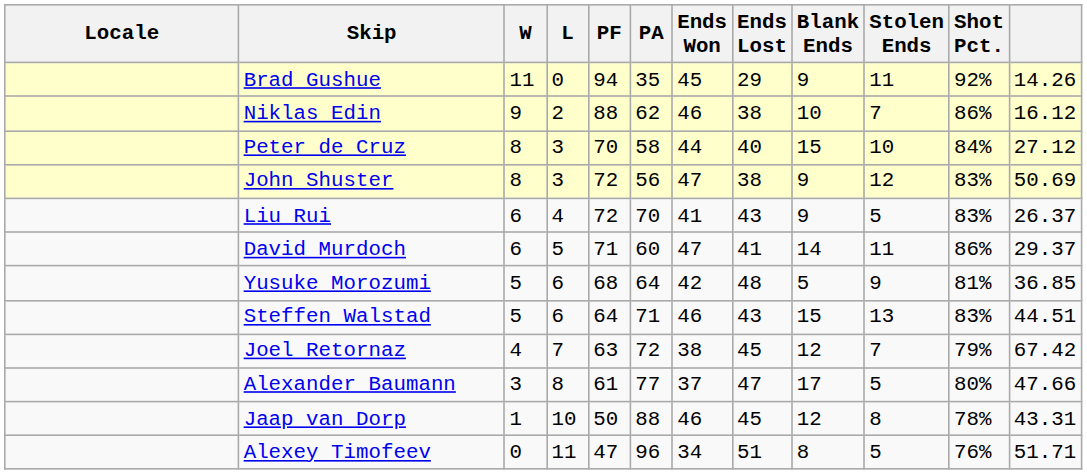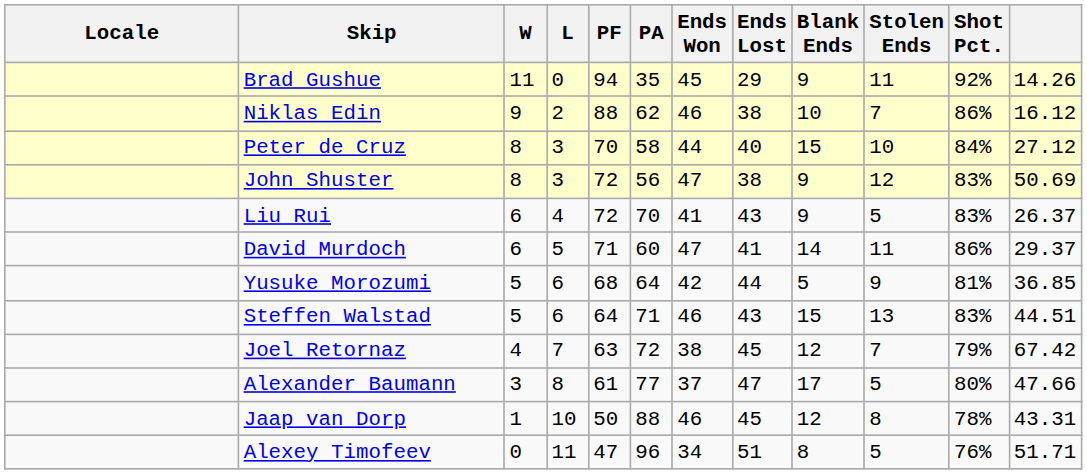(749, 283) 48 -> (749, 283) 44
